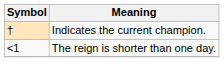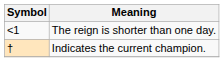rows swapped: (129, 30) <-> (134, 48)
